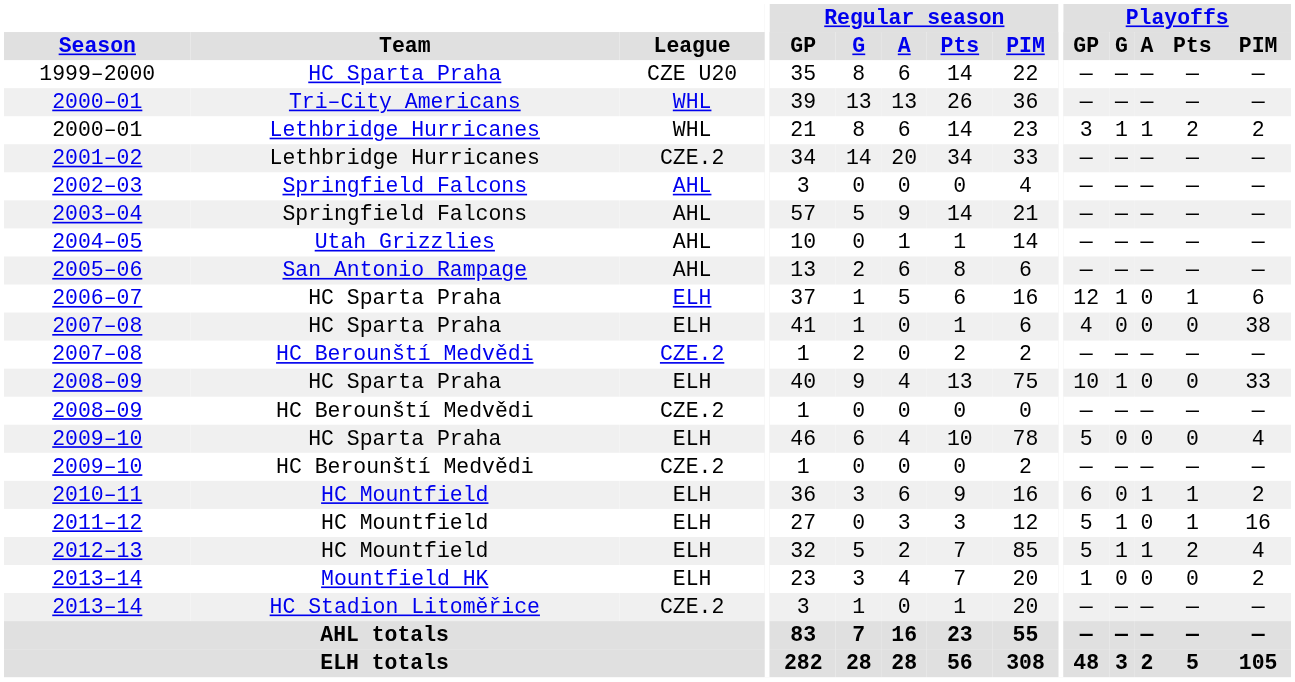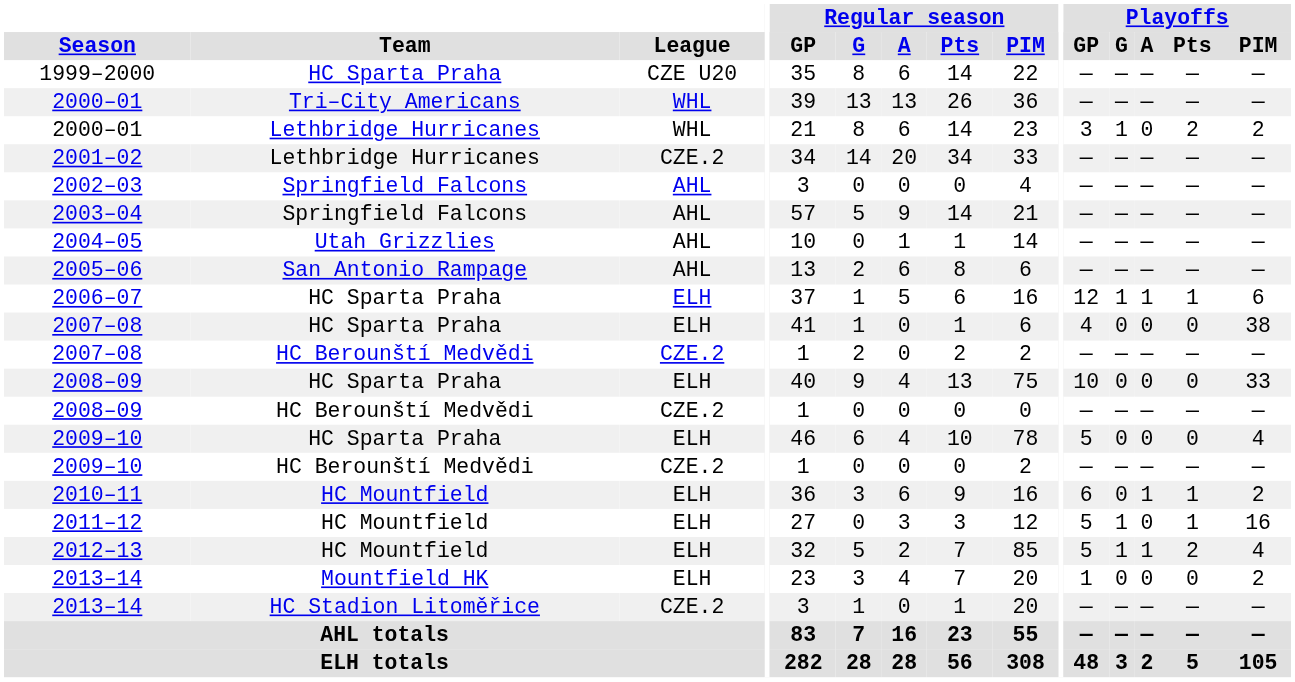(1147, 130) 1 -> (1147, 130) 0
(1147, 299) 0 -> (1147, 299) 1
(1122, 383) 1 -> (1122, 383) 0
